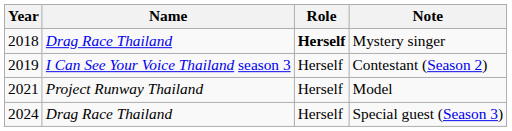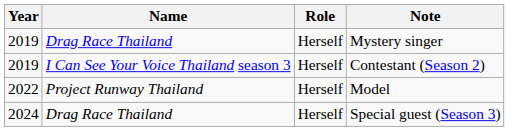(23, 41) 2018 -> (23, 41) 2019
(322, 41) bold -> (320, 41) normal
(23, 89) 2021 -> (23, 89) 2022
